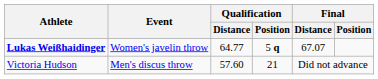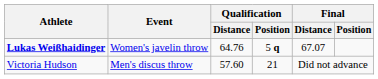(232, 47) 64.77 -> (232, 47) 64.76
